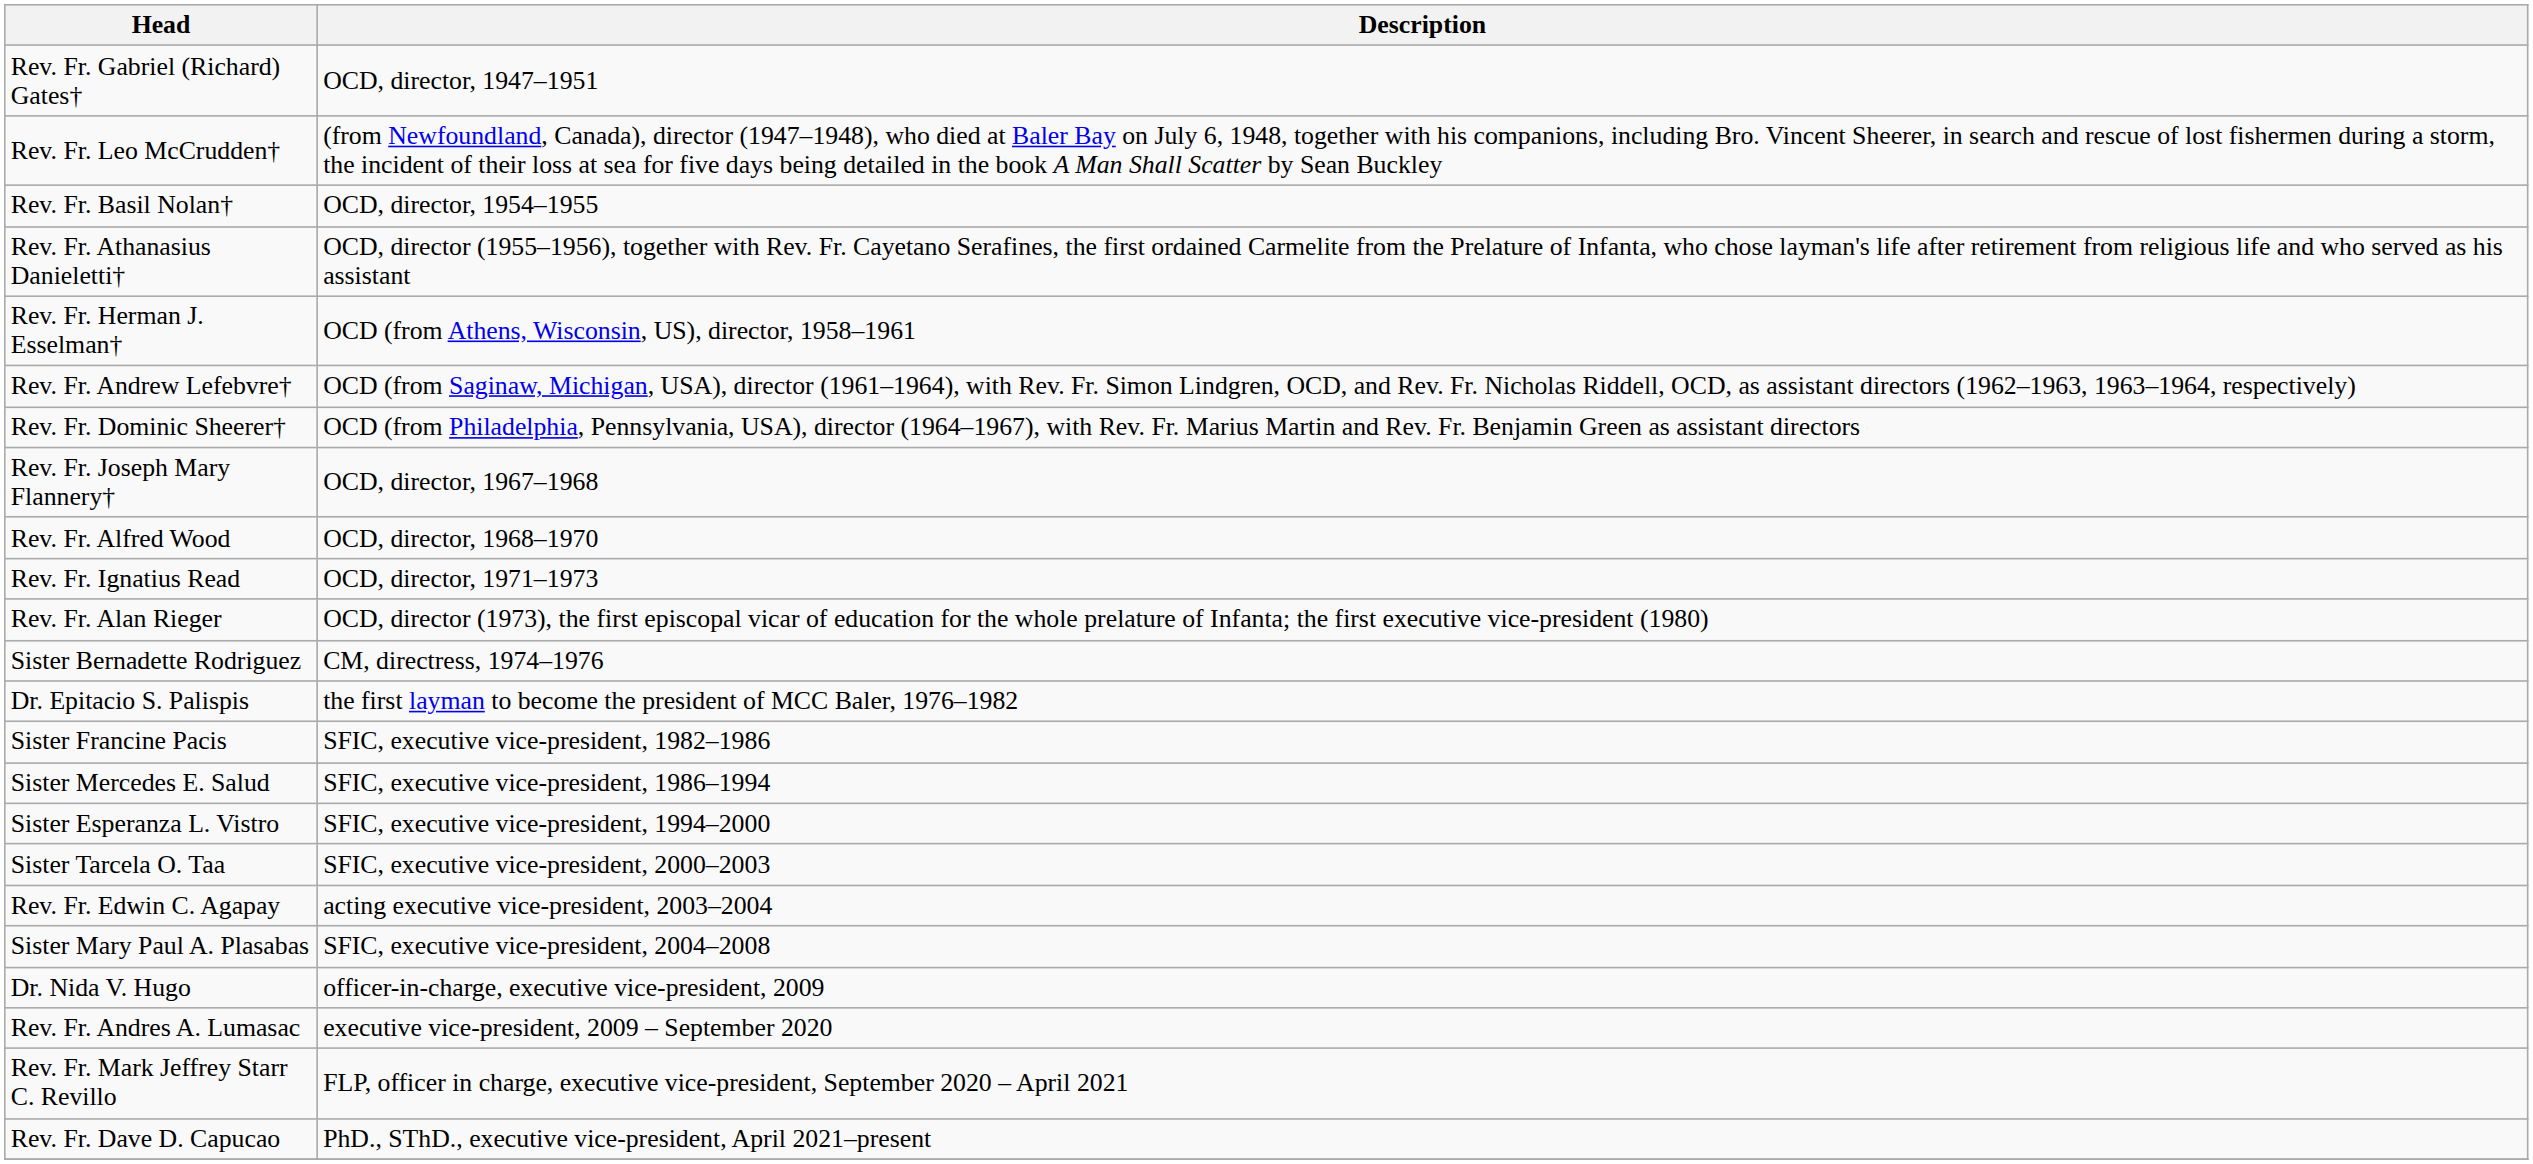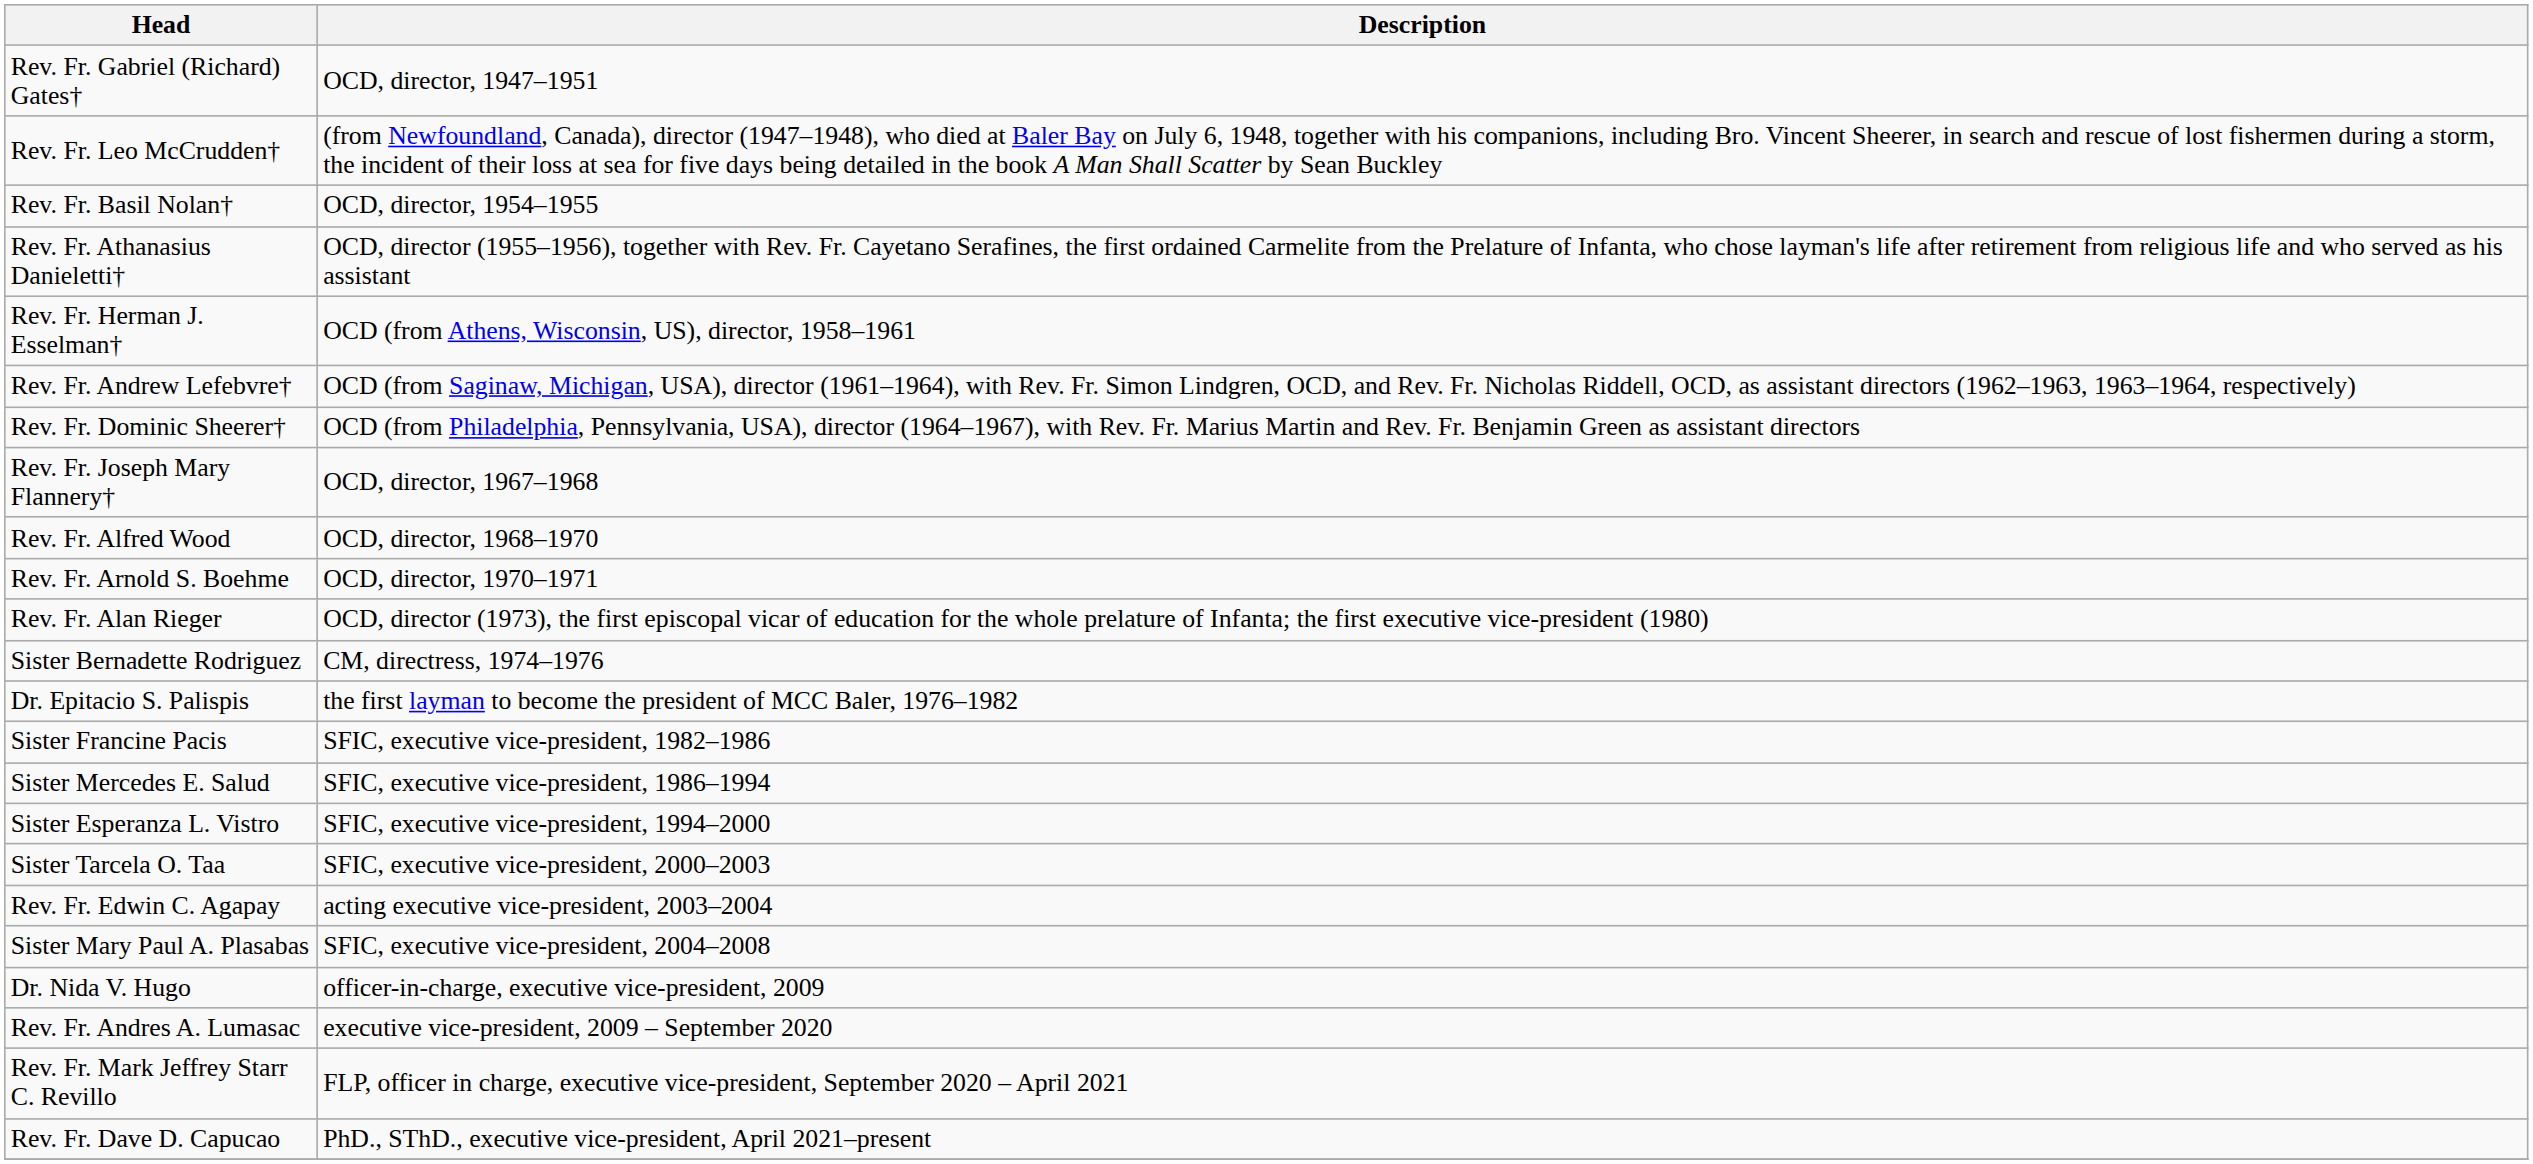+ row: (150, 578)
- row: (125, 578)
